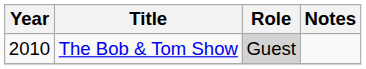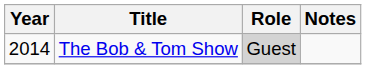(30, 48) 2010 -> (30, 48) 2014
